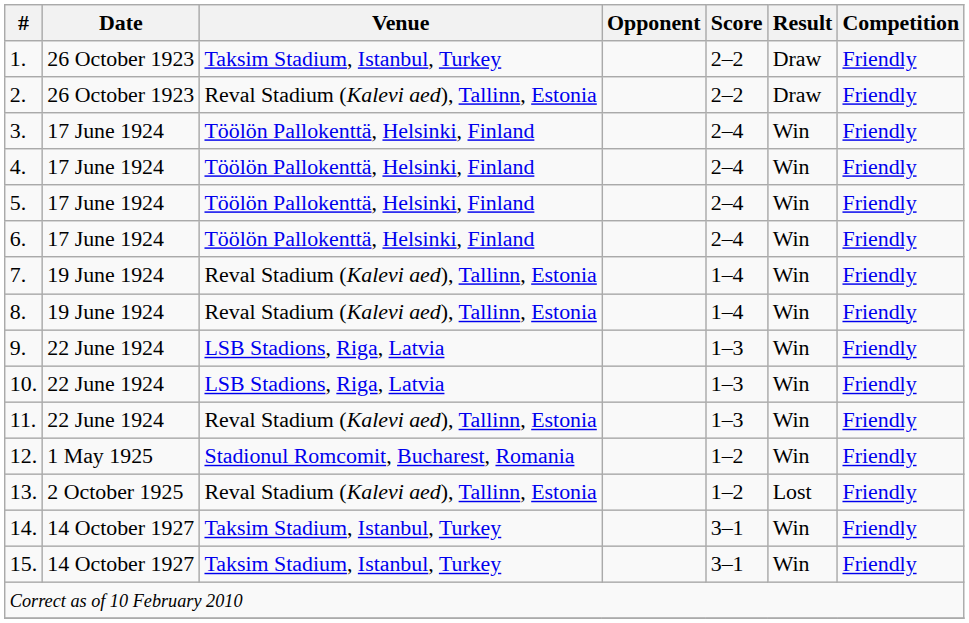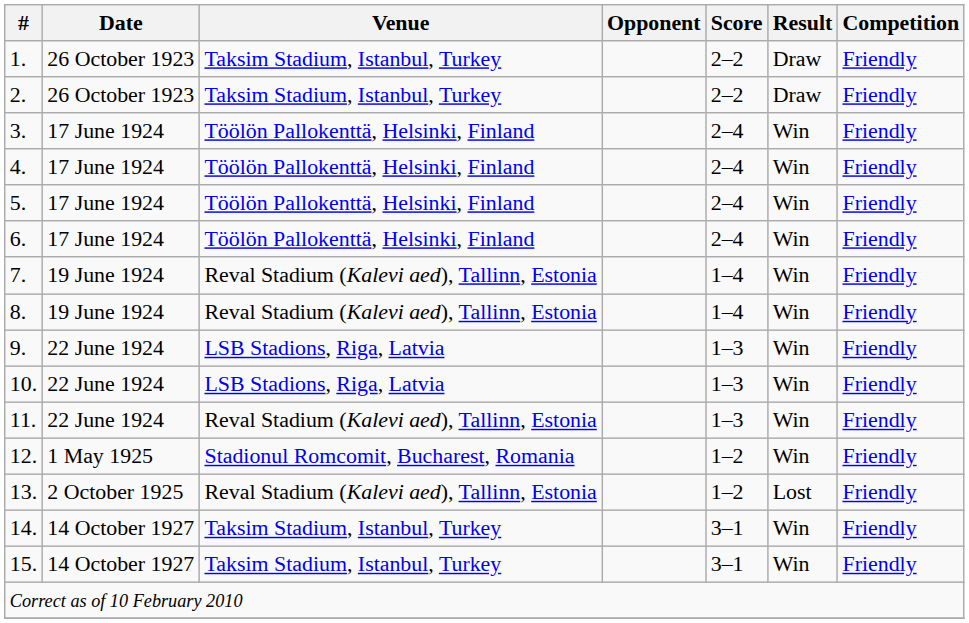(401, 94) Reval Stadium (Kalevi aed), Tallinn, Estonia -> (353, 94) Taksim Stadium, Istanbul, Turkey
